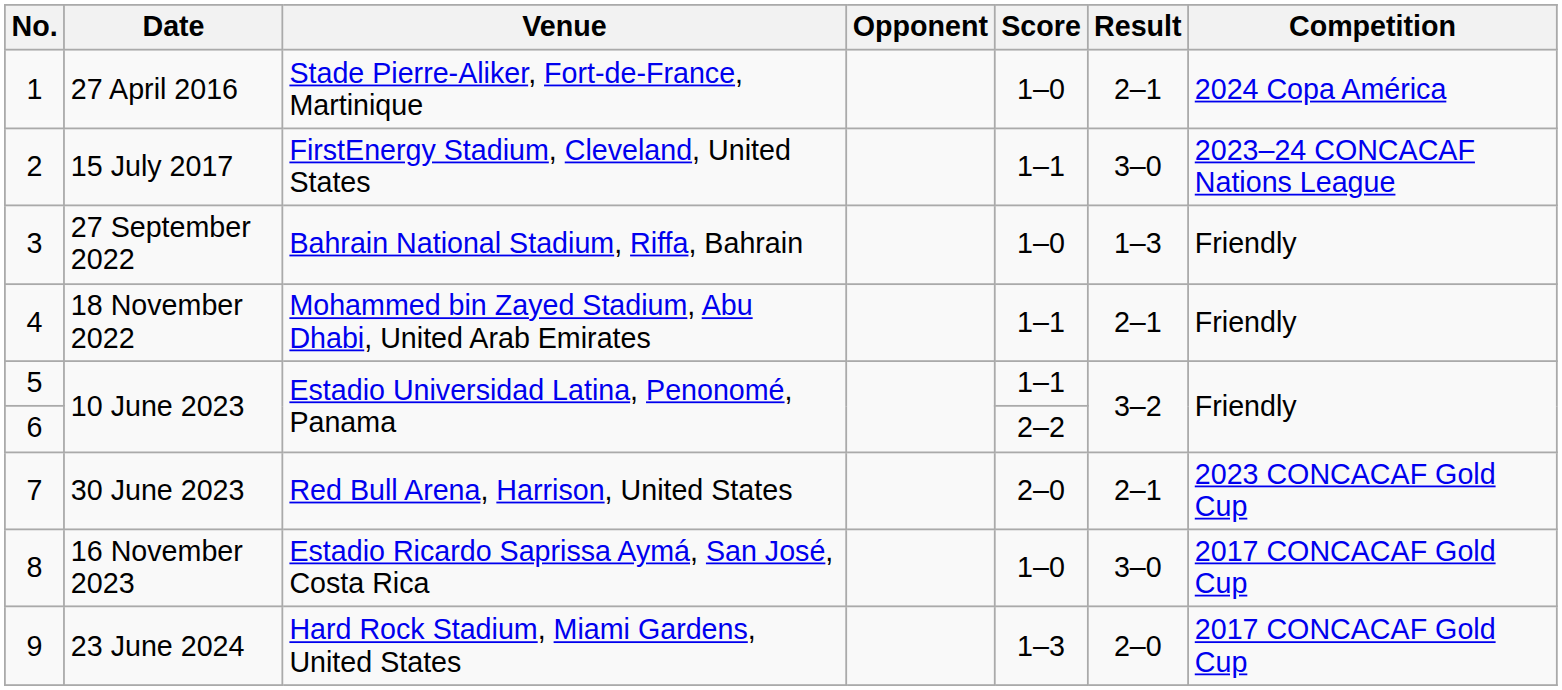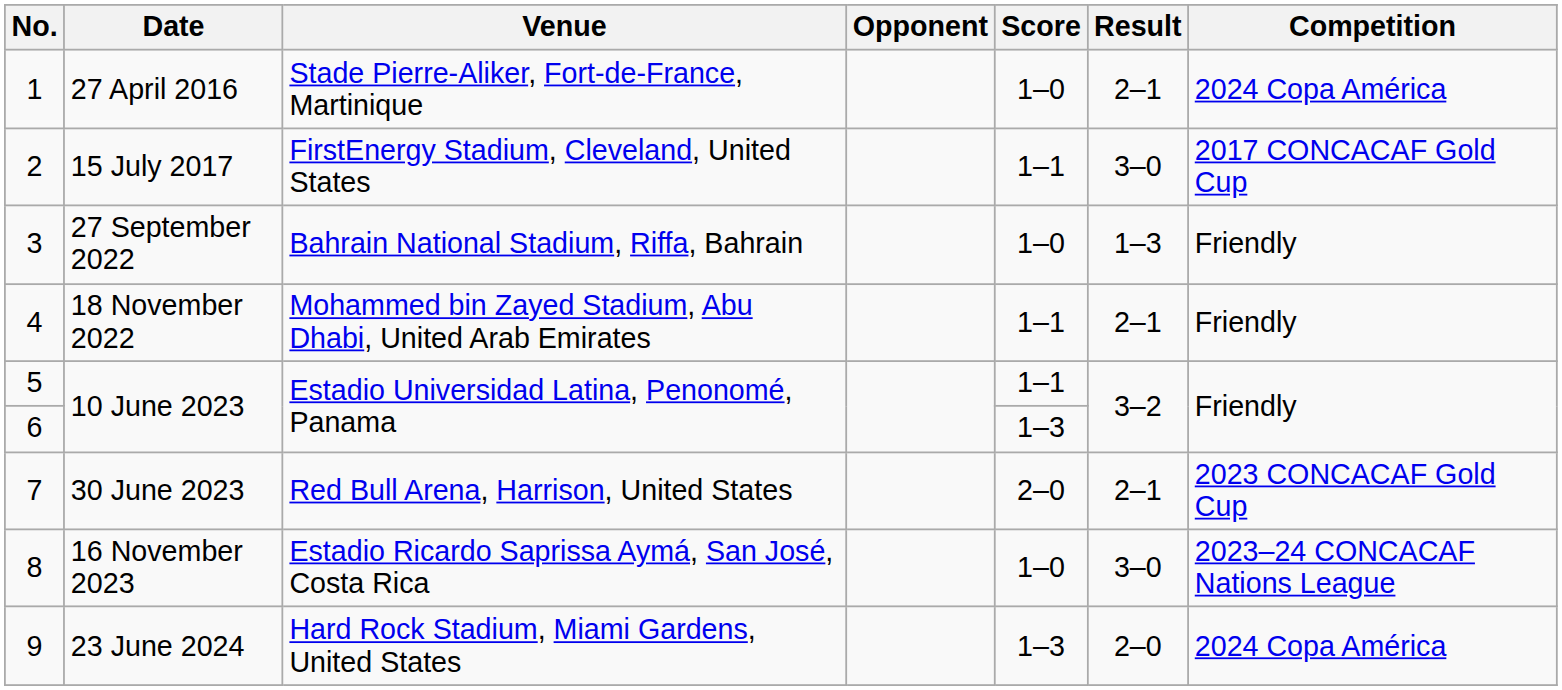(1335, 166) 2023–24 CONCACAF Nations League -> (1345, 166) 2017 CONCACAF Gold Cup
(1041, 428) 2–2 -> (1041, 428) 1–3
(1345, 567) 2017 CONCACAF Gold Cup -> (1335, 567) 2023–24 CONCACAF Nations League
(1345, 645) 2017 CONCACAF Gold Cup -> (1321, 645) 2024 Copa América
